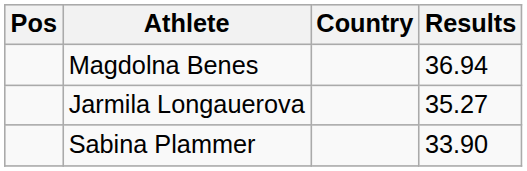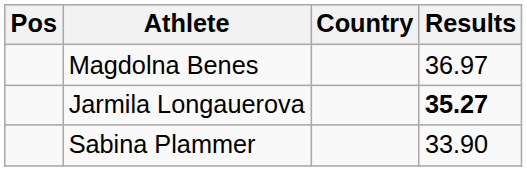(457, 64) 36.94 -> (457, 64) 36.97
(457, 104) normal -> (457, 104) bold
